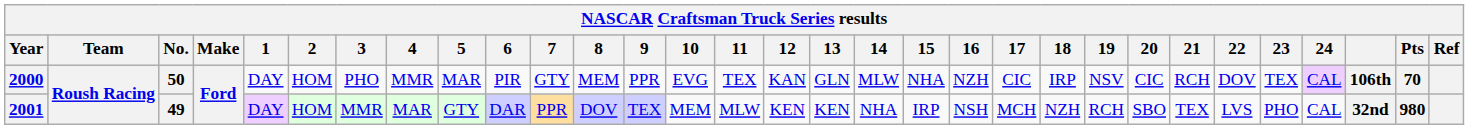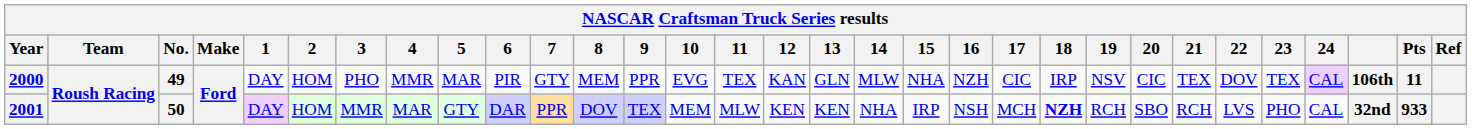(176, 79) 50 -> (176, 79) 49
(1192, 79) RCH -> (1194, 79) TEX
(1412, 79) 70 -> (1414, 79) 11
(176, 109) 49 -> (176, 109) 50
(1062, 109) normal -> (1063, 109) bold
(1192, 109) TEX -> (1194, 109) RCH
(1412, 109) 980 -> (1414, 109) 933
